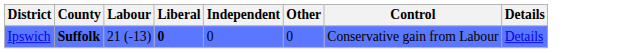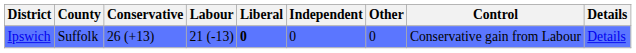+ column: (145, 15)
(79, 36) bold -> (78, 36) normal
